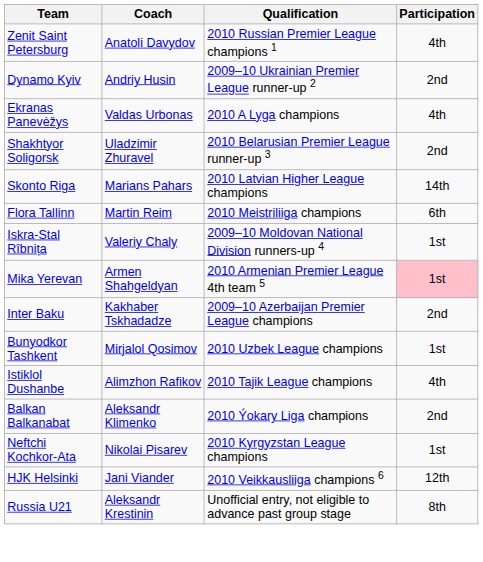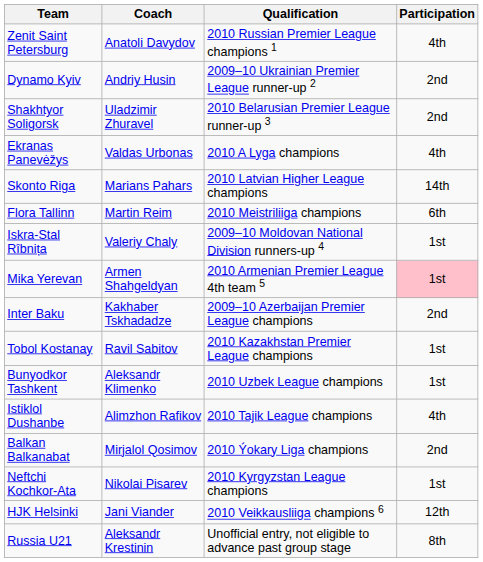rows swapped: (35, 151) <-> (38, 115)
+ row: (50, 348)
(151, 348) Mirjalol Qosimov -> (133, 382) Aleksandr Klimenko
(133, 416) Aleksandr Klimenko -> (151, 450) Mirjalol Qosimov
